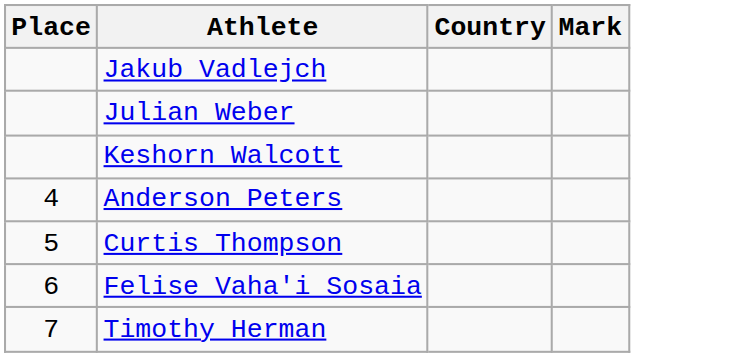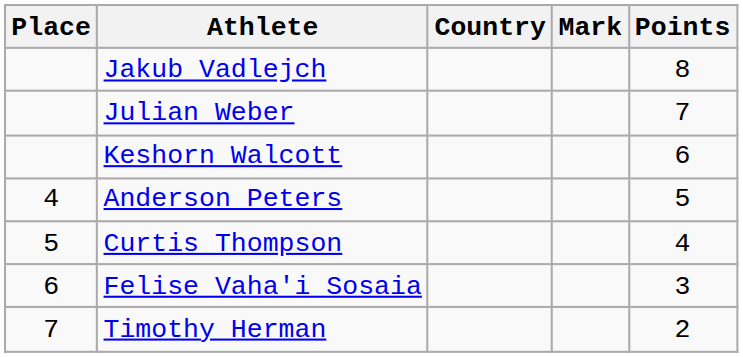+ column: (683, 27)
